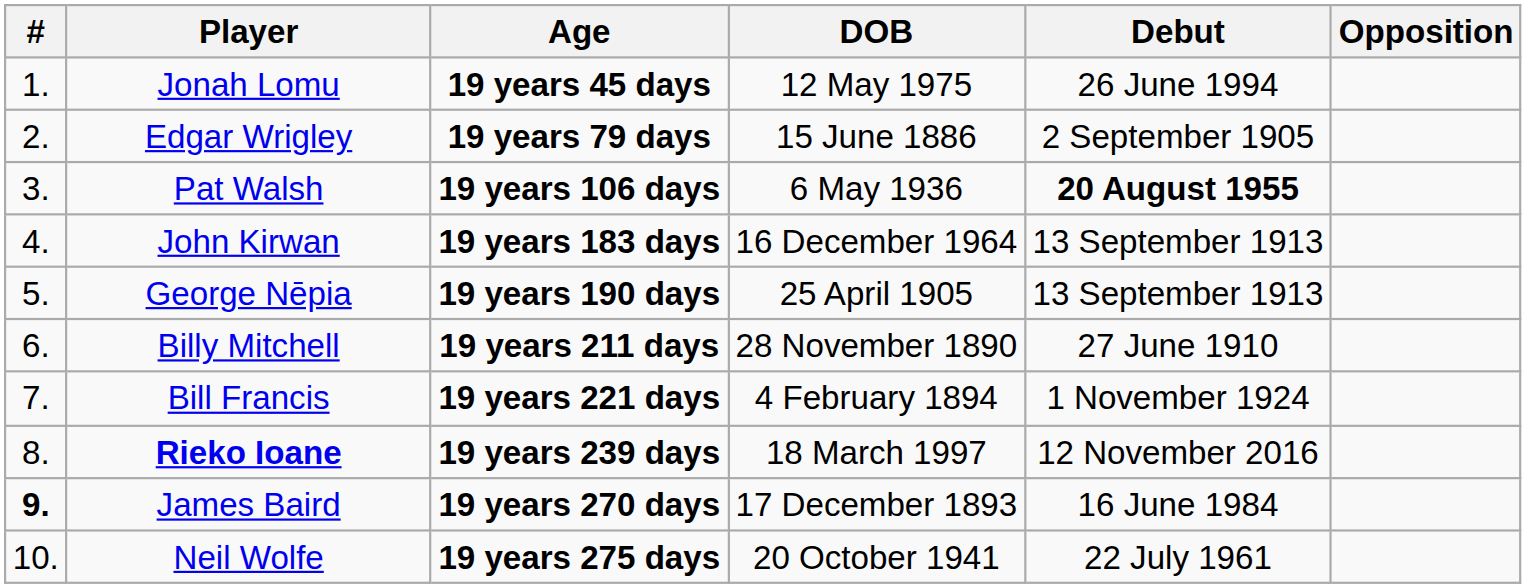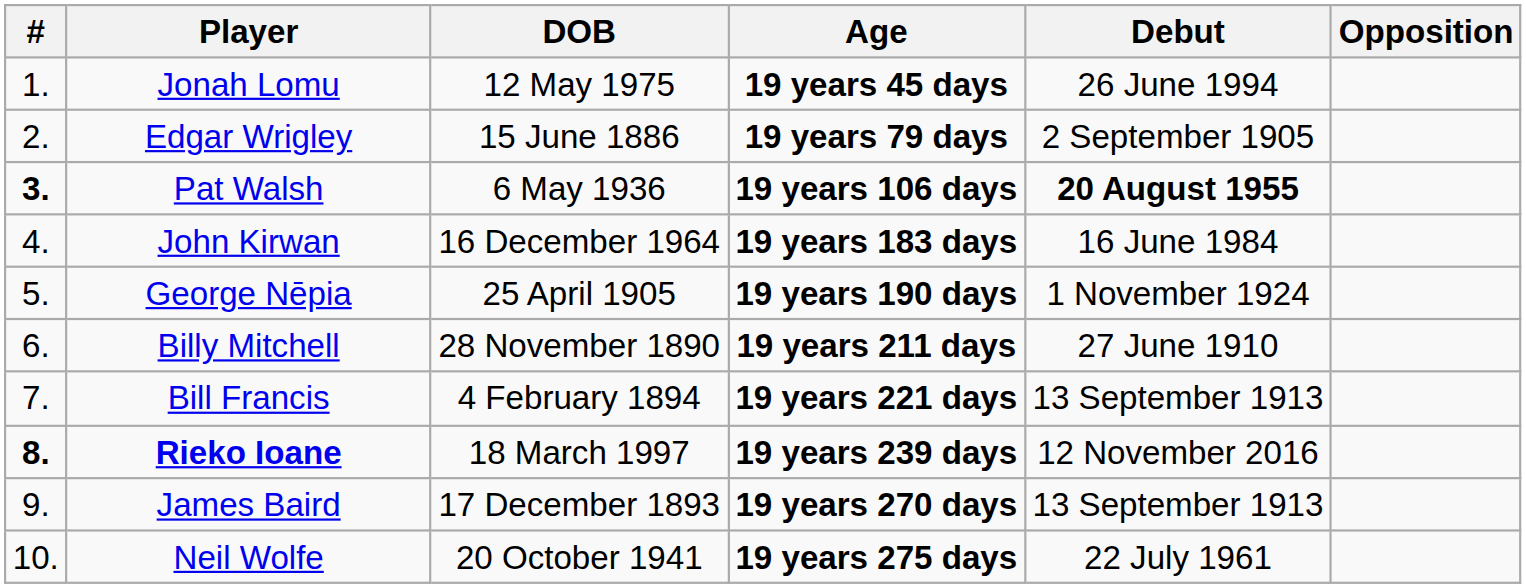columns swapped: (579, 32) <-> (876, 32)
(36, 189) normal -> (36, 189) bold
(1178, 241) 13 September 1913 -> (1178, 241) 16 June 1984
(1178, 294) 13 September 1913 -> (1178, 294) 1 November 1924
(1178, 399) 1 November 1924 -> (1178, 399) 13 September 1913
(36, 451) normal -> (36, 451) bold
(36, 504) bold -> (36, 504) normal
(1178, 504) 16 June 1984 -> (1178, 504) 13 September 1913
